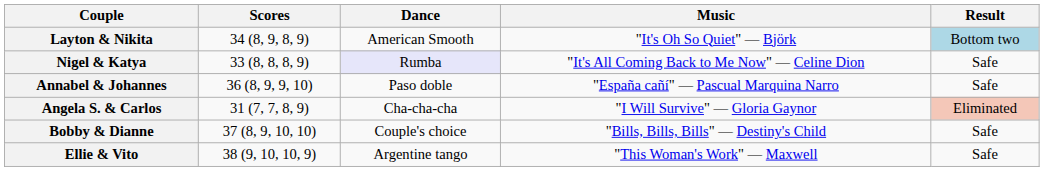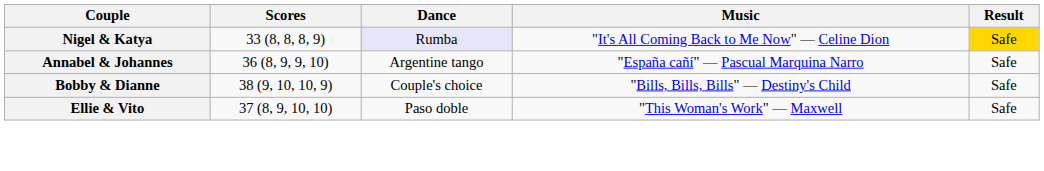- row: (101, 39)
(985, 62) no background -> (1004, 39) gold background
(420, 85) Paso doble -> (437, 62) Argentine tango
- row: (101, 108)
(269, 131) 37 (8, 9, 10, 10) -> (286, 85) 38 (9, 10, 10, 9)
(269, 154) 38 (9, 10, 10, 9) -> (286, 108) 37 (8, 9, 10, 10)
(421, 154) Argentine tango -> (437, 108) Paso doble
